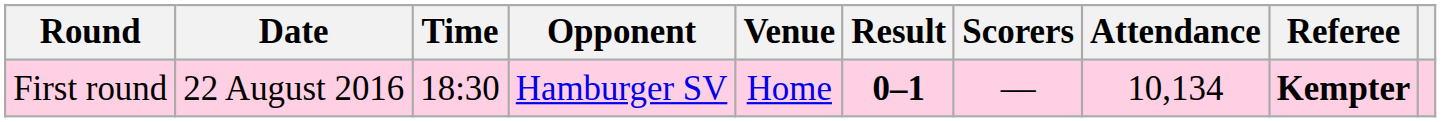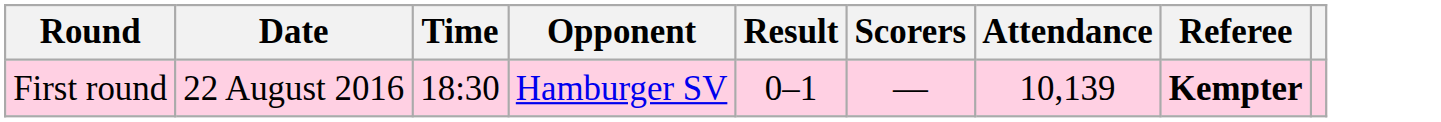- column: (789, 32)
(899, 87) bold -> (791, 87) normal
(1175, 87) 10,134 -> (1068, 87) 10,139
